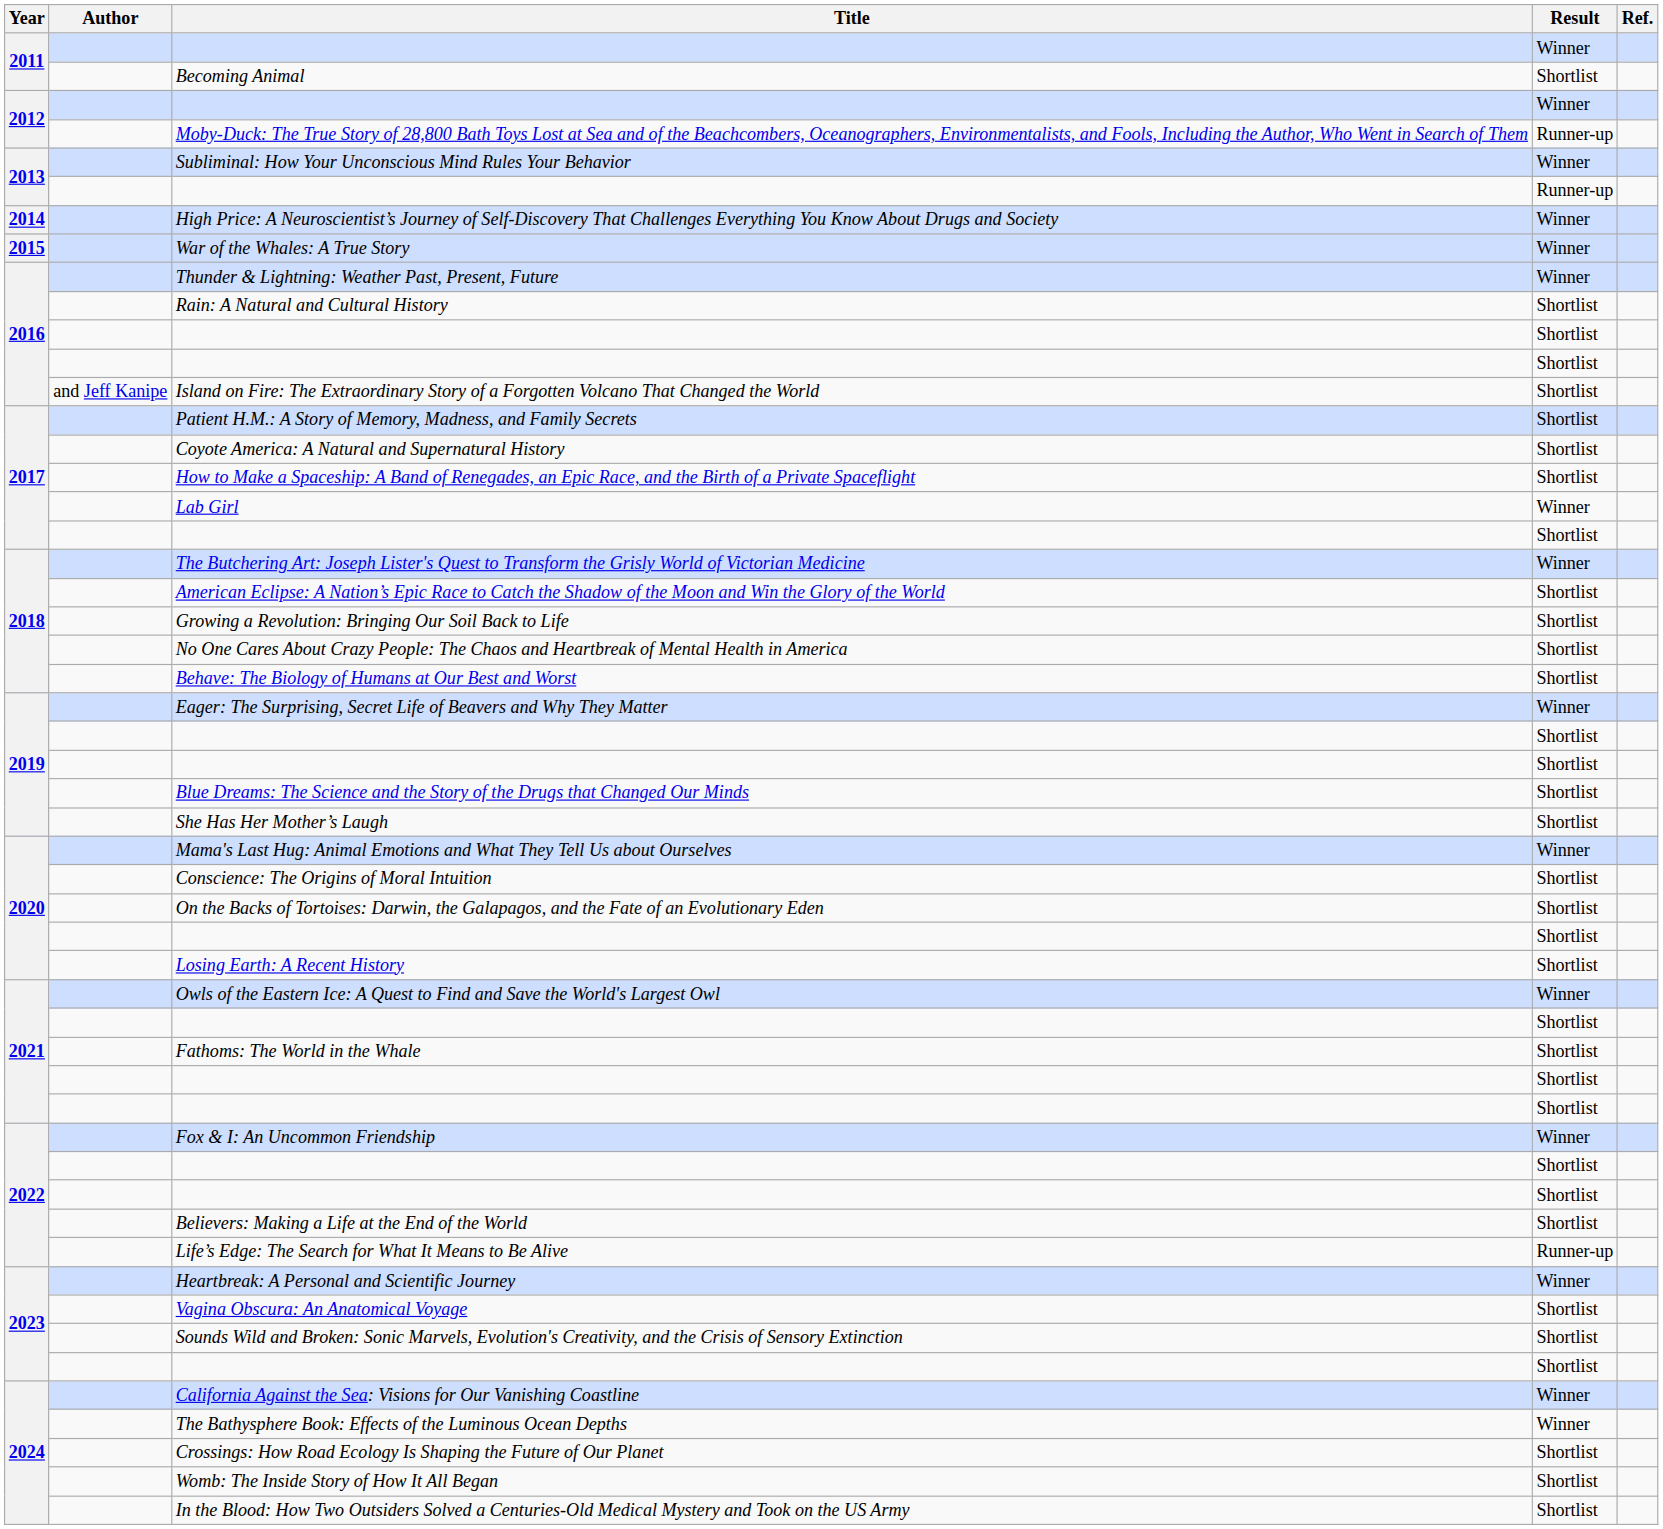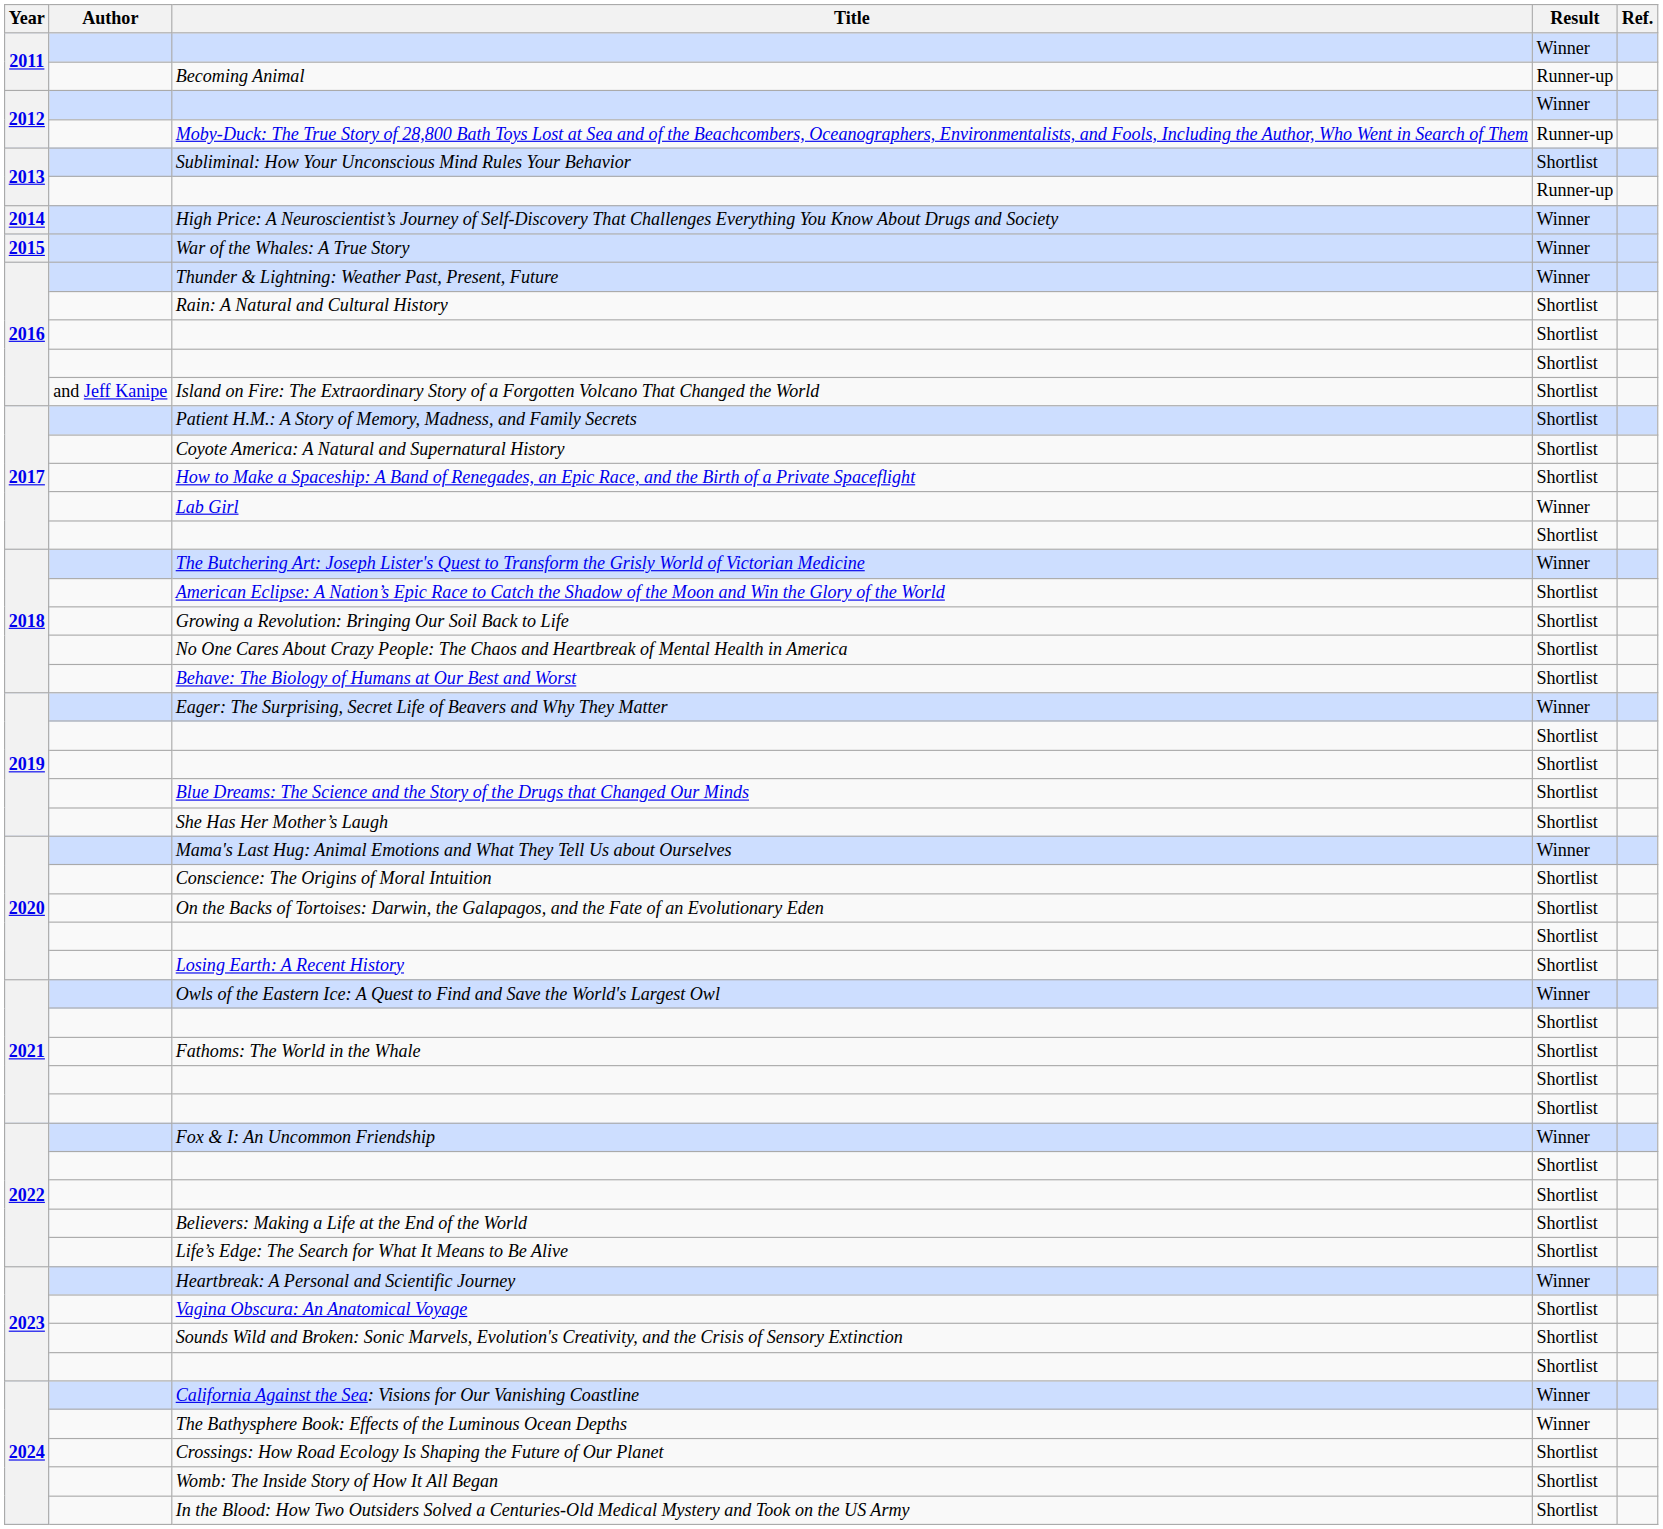(1567, 76) Shortlist -> (1575, 76) Runner-up
(1563, 162) Winner -> (1567, 162) Shortlist
(1575, 1251) Runner-up -> (1567, 1251) Shortlist
